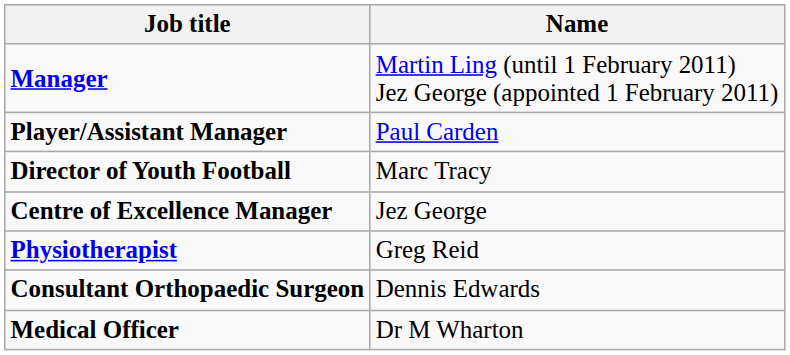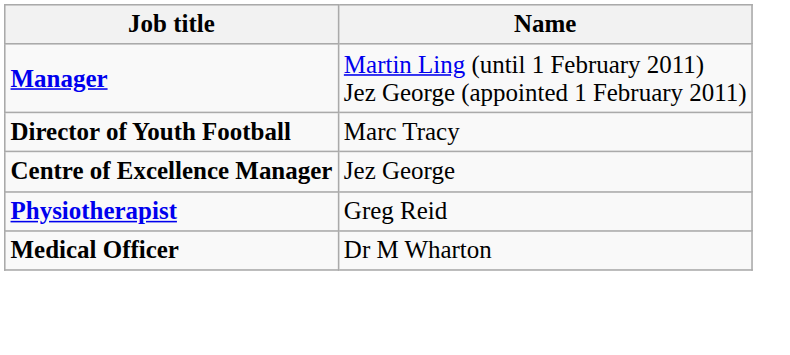- row: (149, 131)
- row: (187, 289)
